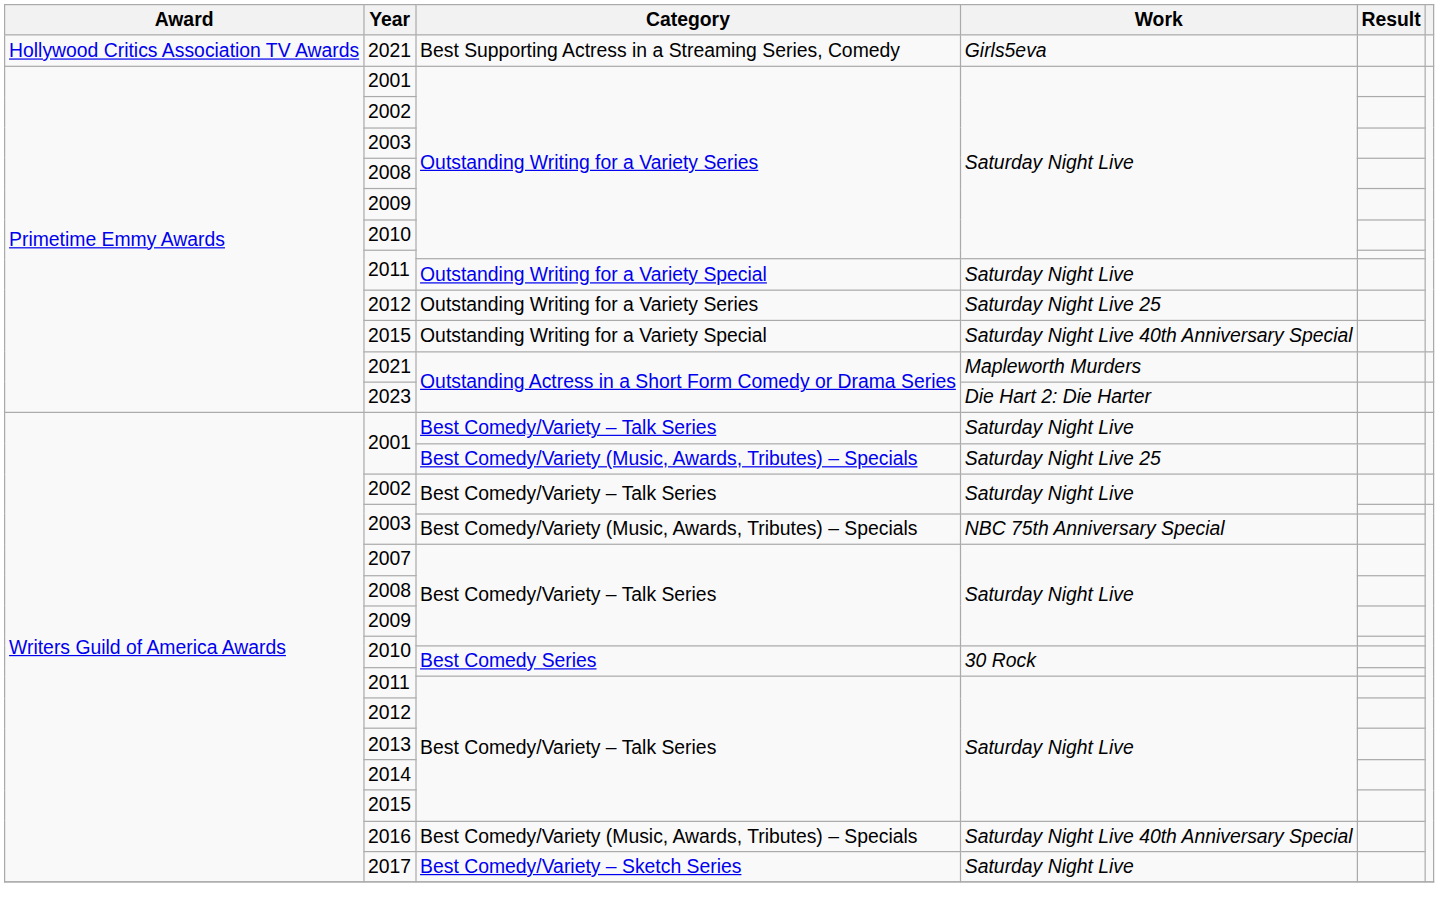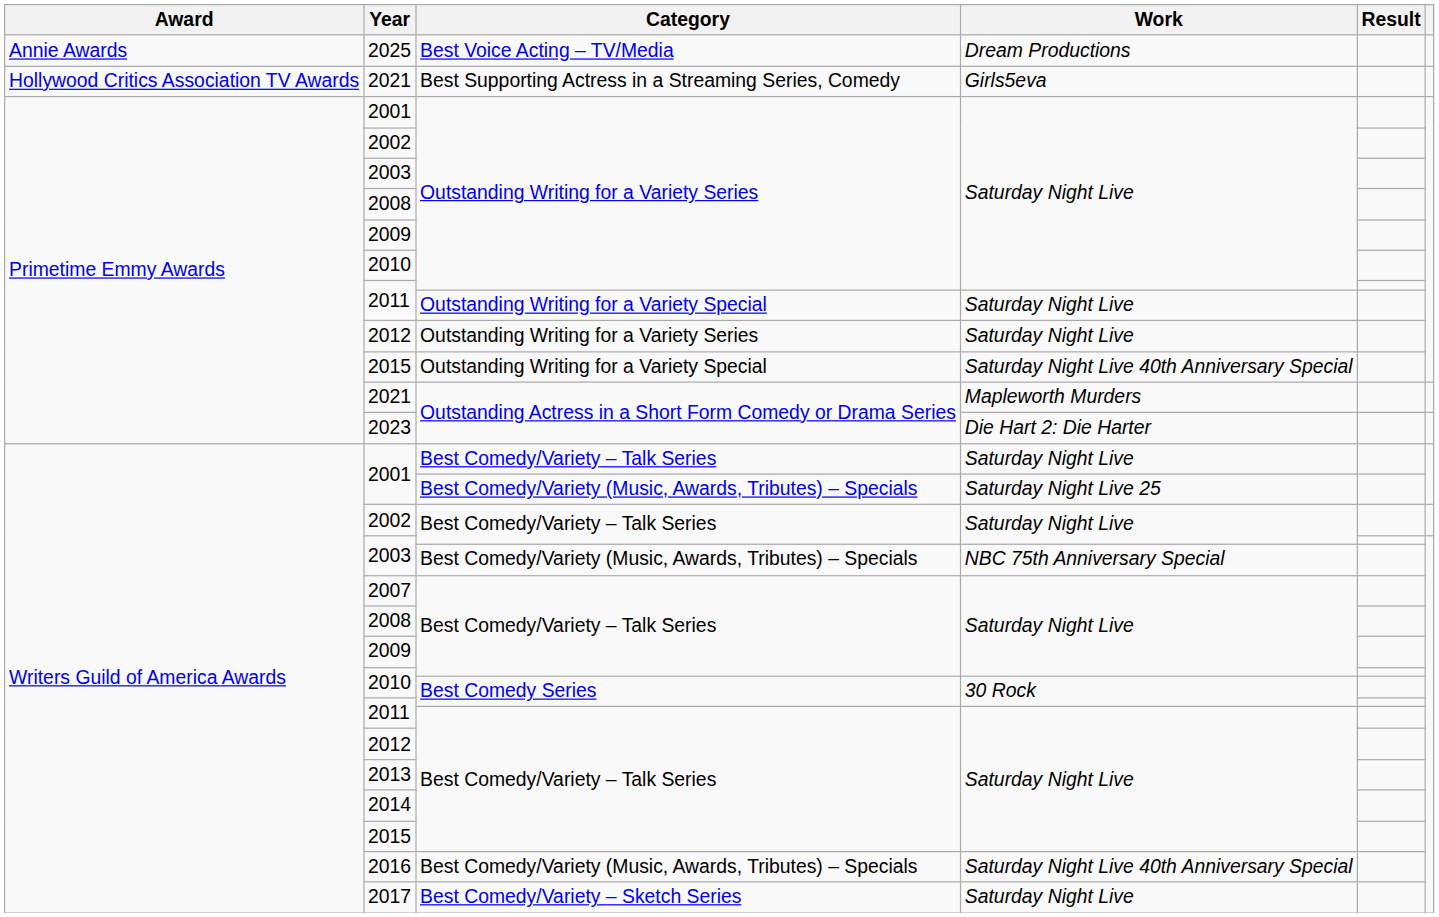+ row: (390, 50)
(1063, 305) Saturday Night Live 25 -> (1049, 335) Saturday Night Live
